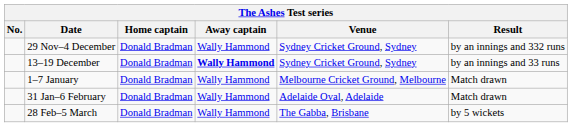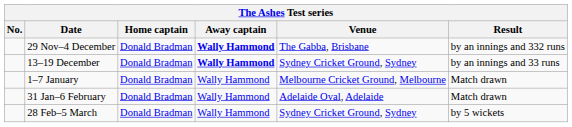(233, 46) normal -> (236, 46) bold
(348, 46) Sydney Cricket Ground, Sydney -> (324, 46) The Gabba, Brisbane
(324, 113) The Gabba, Brisbane -> (348, 113) Sydney Cricket Ground, Sydney
